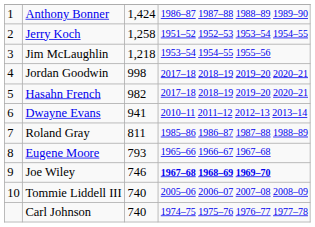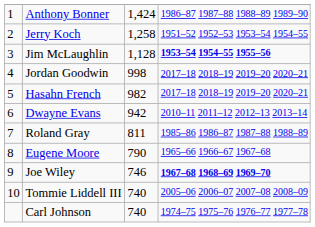(141, 53) 1,218 -> (141, 53) 1,128
(216, 53) normal -> (216, 53) bold
(137, 113) 941 -> (137, 113) 942
(137, 152) 793 -> (137, 152) 790
